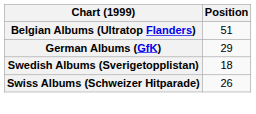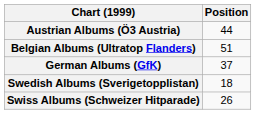+ row: (103, 30)
(227, 48) 29 -> (227, 65) 37
